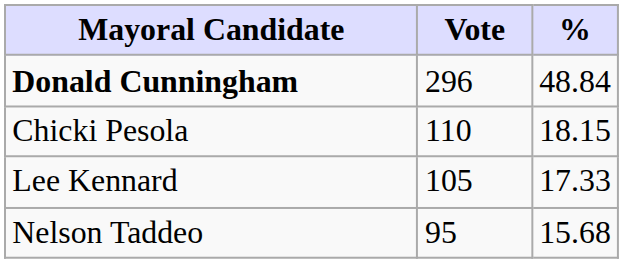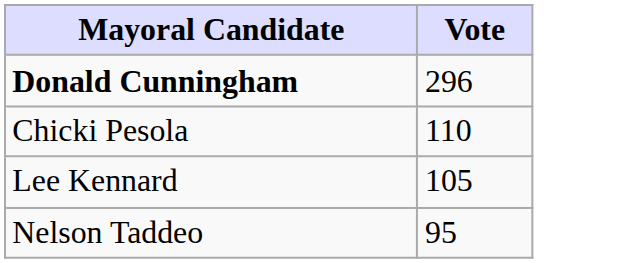- column: (575, 29)
